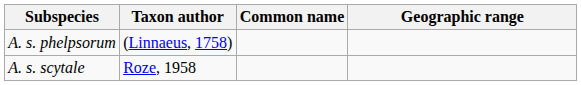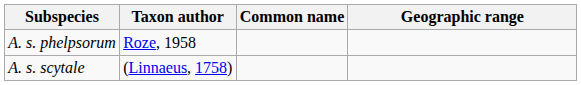(178, 42) (Linnaeus, 1758) -> (160, 42) Roze, 1958
(160, 67) Roze, 1958 -> (178, 67) (Linnaeus, 1758)
